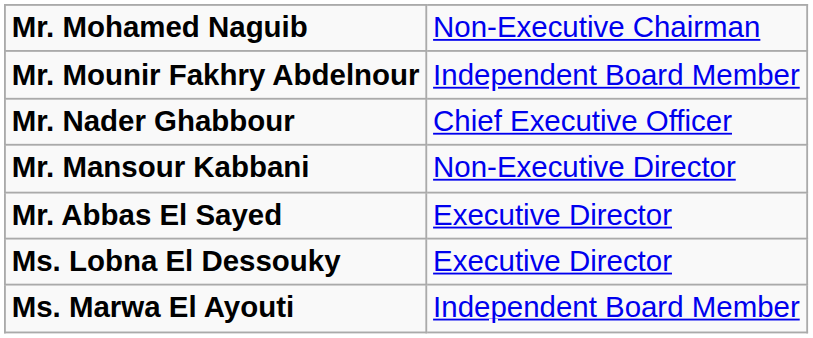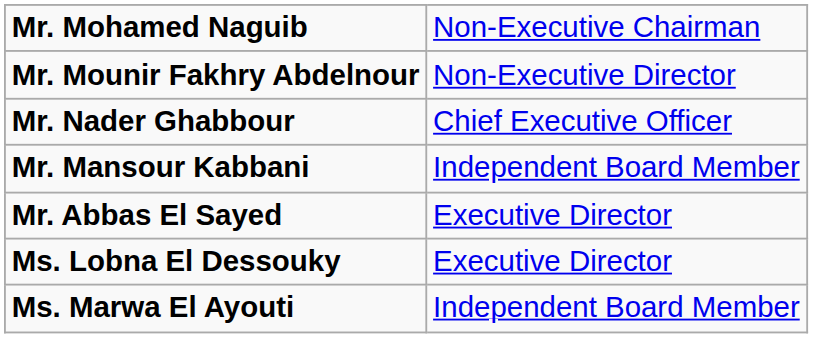(616, 74) Independent Board Member -> (584, 74) Non-Executive Director
(584, 167) Non-Executive Director -> (616, 167) Independent Board Member
